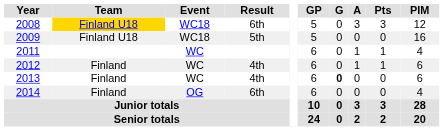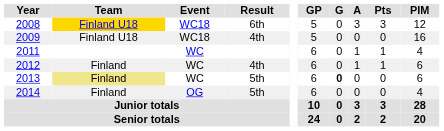(257, 38) 5th -> (257, 38) 4th
(109, 78) no background -> (109, 78) khaki background
(257, 78) 4th -> (257, 78) 5th
(257, 92) 6th -> (257, 92) 5th
